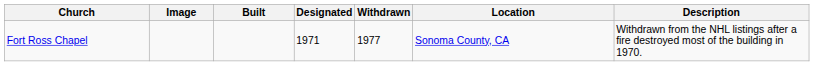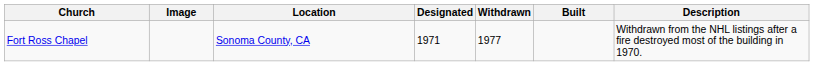columns swapped: (254, 12) <-> (513, 12)
